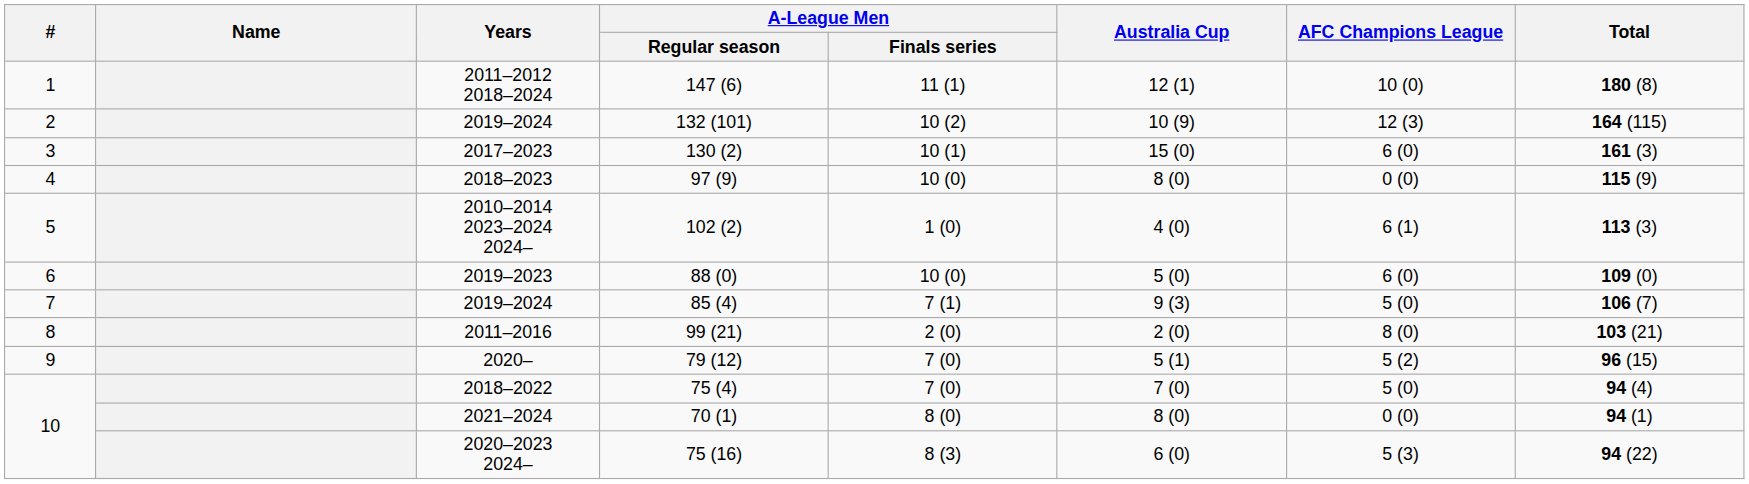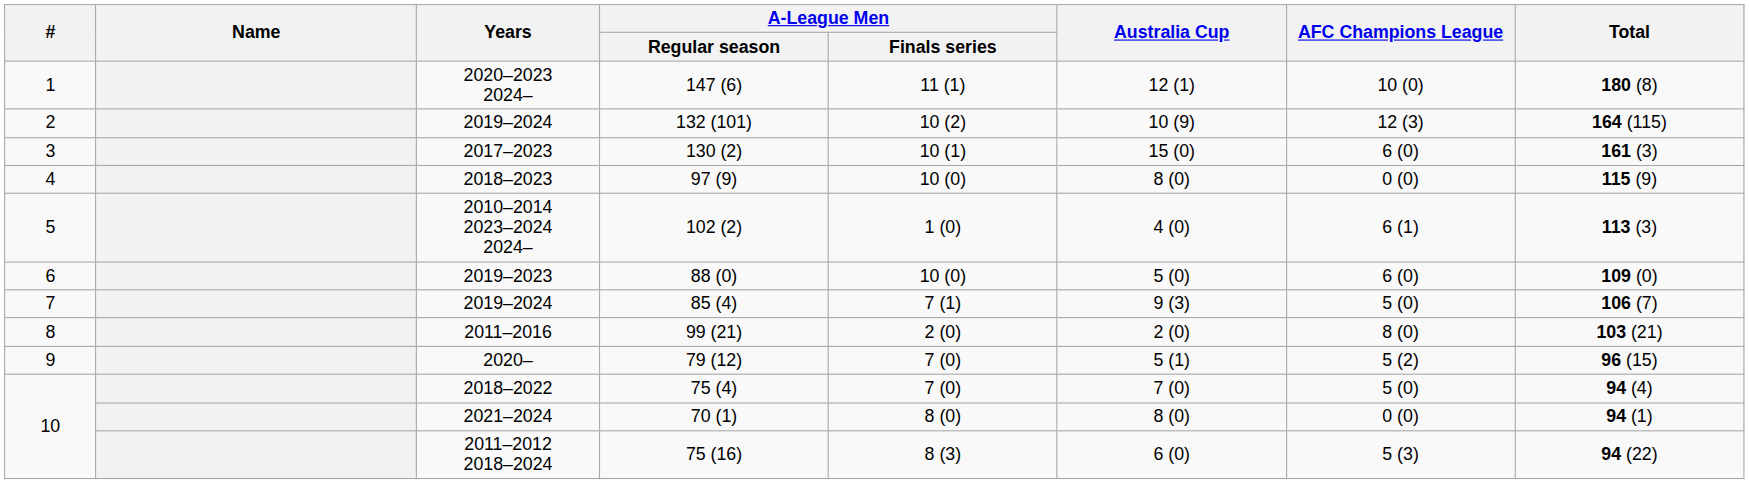(508, 84) 2011–2012 2018–2024 -> (508, 84) 2020–2023 2024–
(508, 454) 2020–2023 2024– -> (508, 454) 2011–2012 2018–2024
